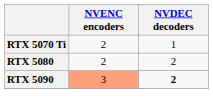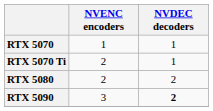+ row: (30, 44)
(104, 79) lightsalmon background -> (104, 97) no background
